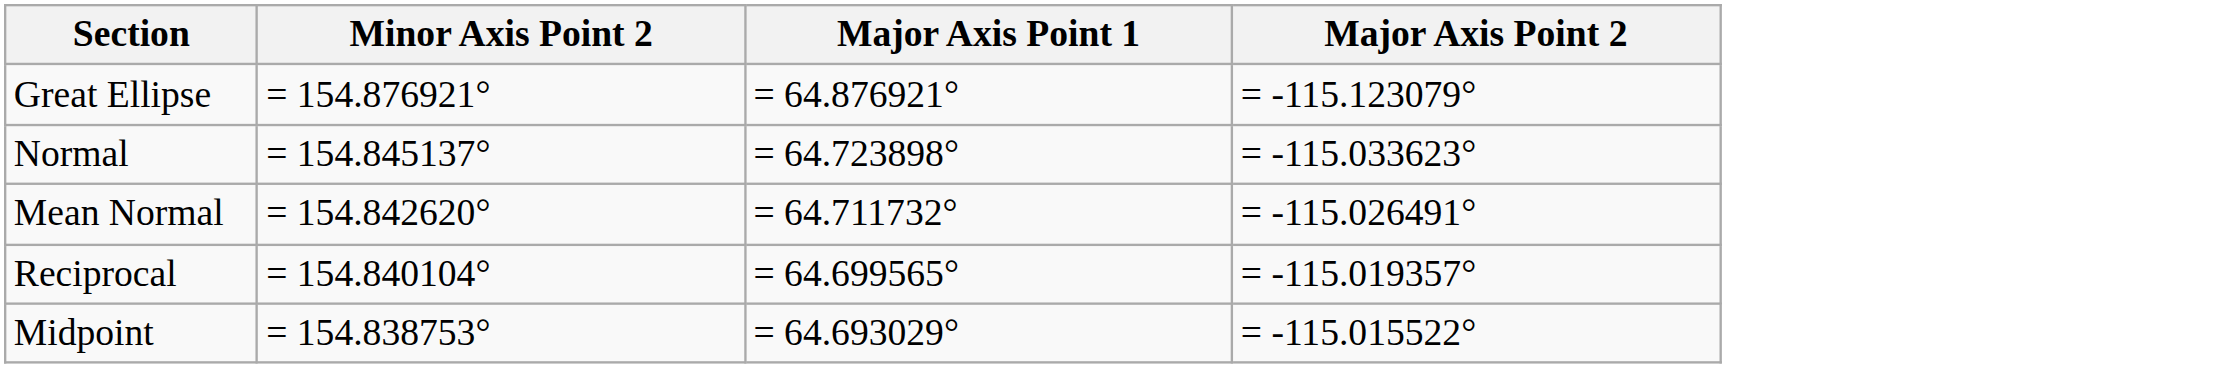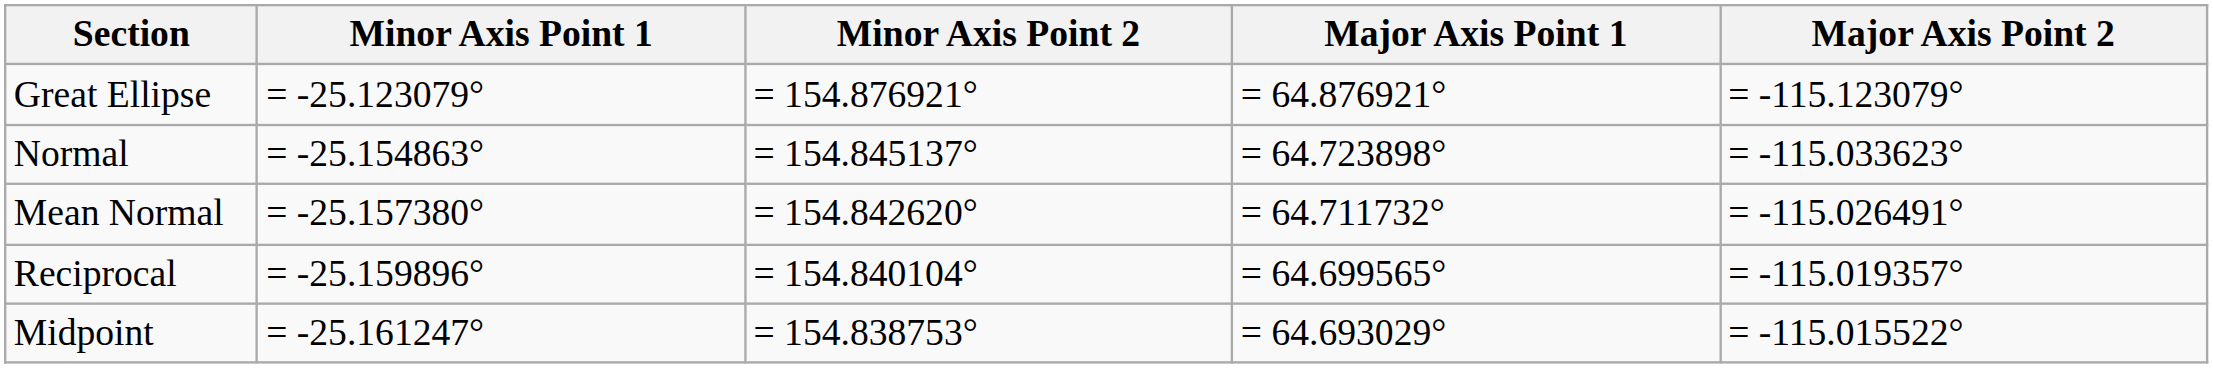+ column: (501, 34)
